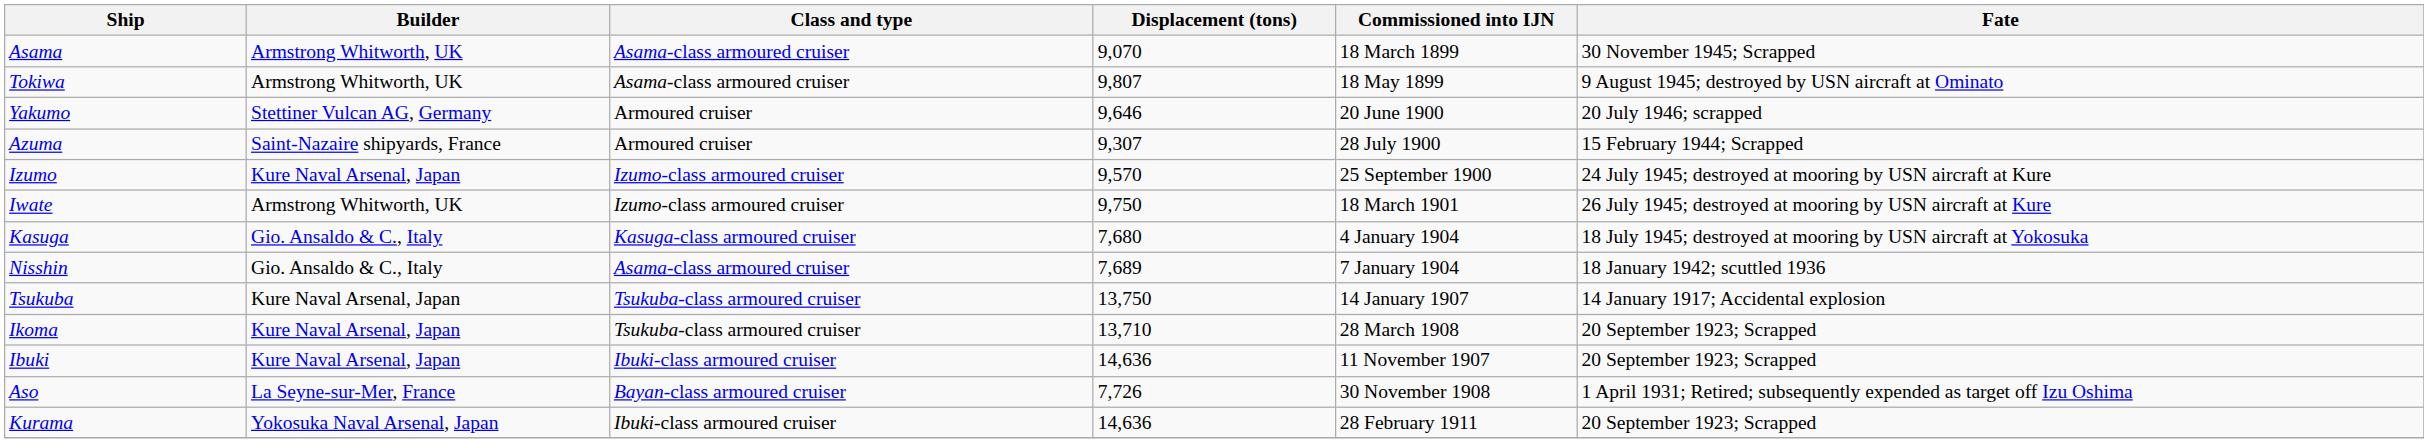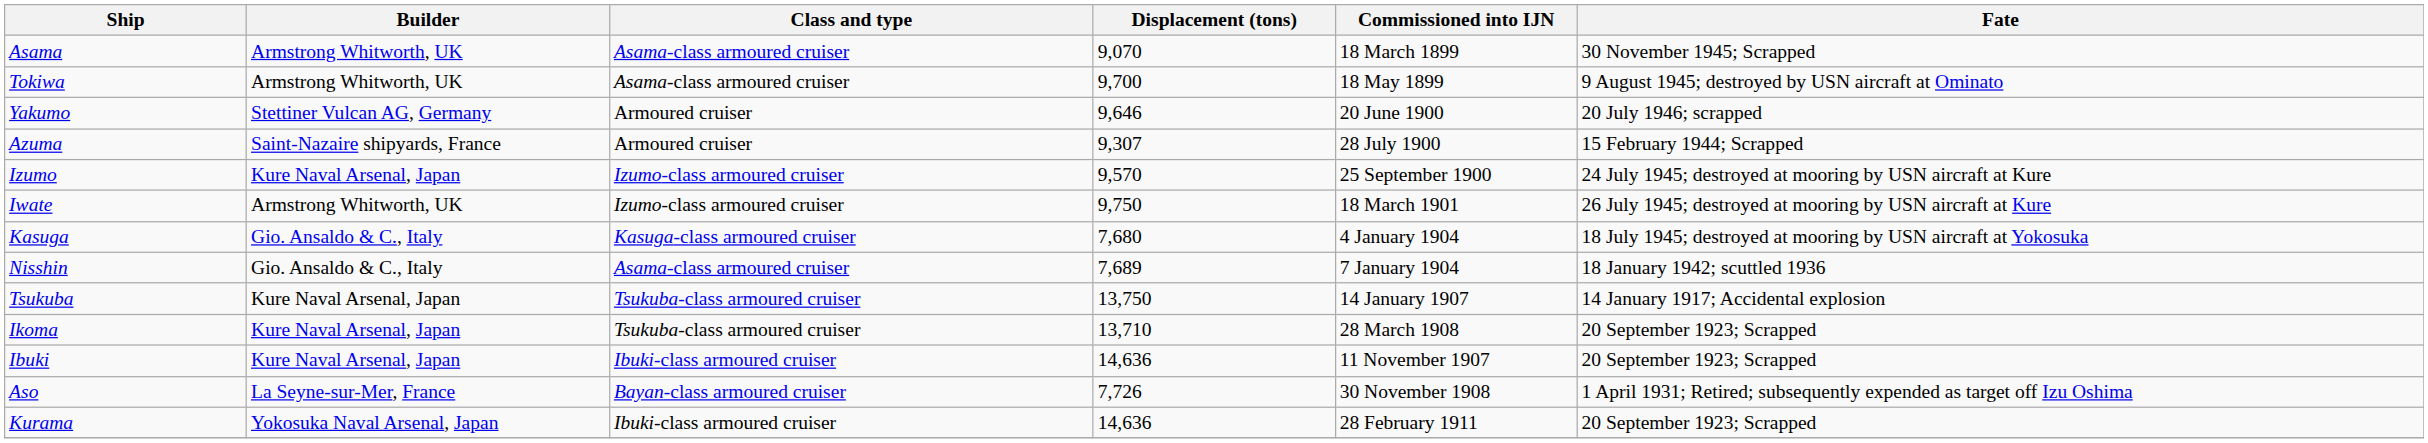(1120, 81) 9,807 -> (1120, 81) 9,700
